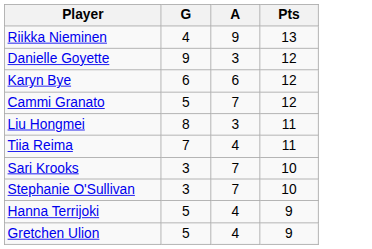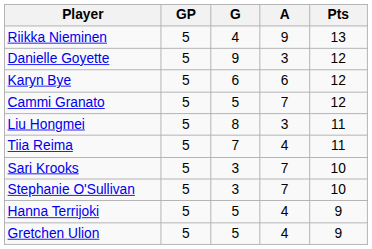+ column: (186, 15)
